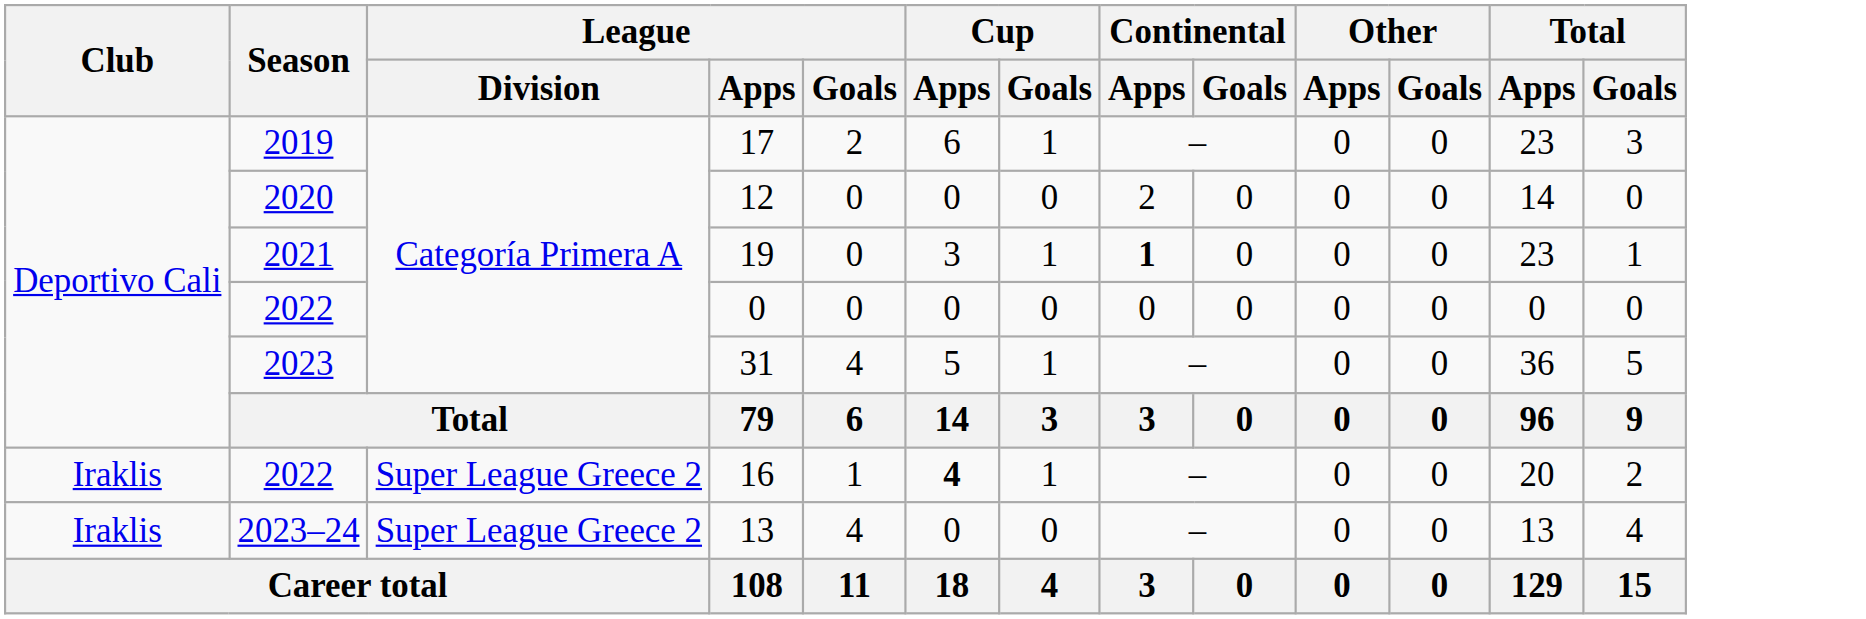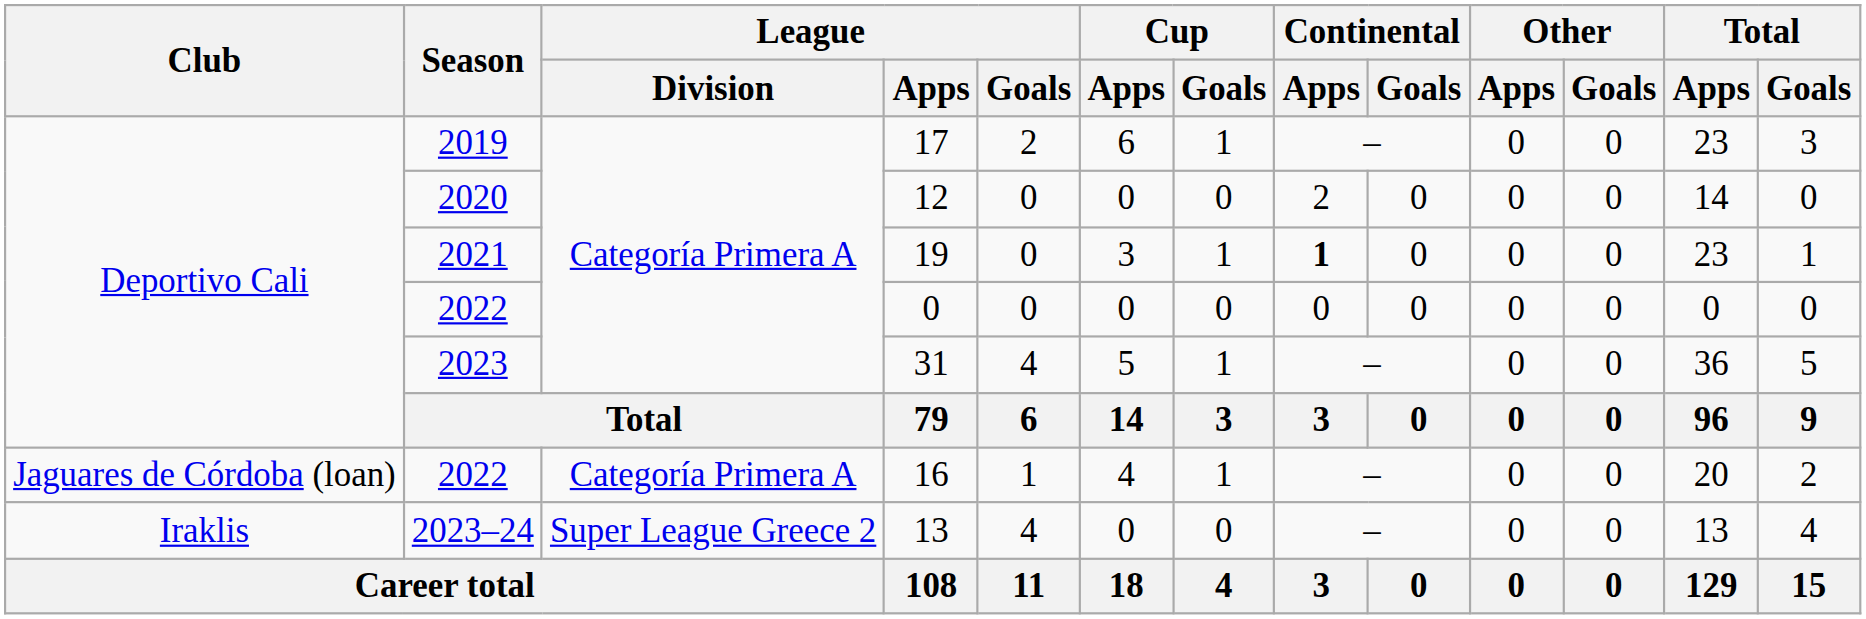(117, 474) Iraklis -> (204, 474) Jaguares de Córdoba (loan)
(539, 474) Super League Greece 2 -> (713, 474) Categoría Primera A
(952, 474) bold -> (1126, 474) normal
